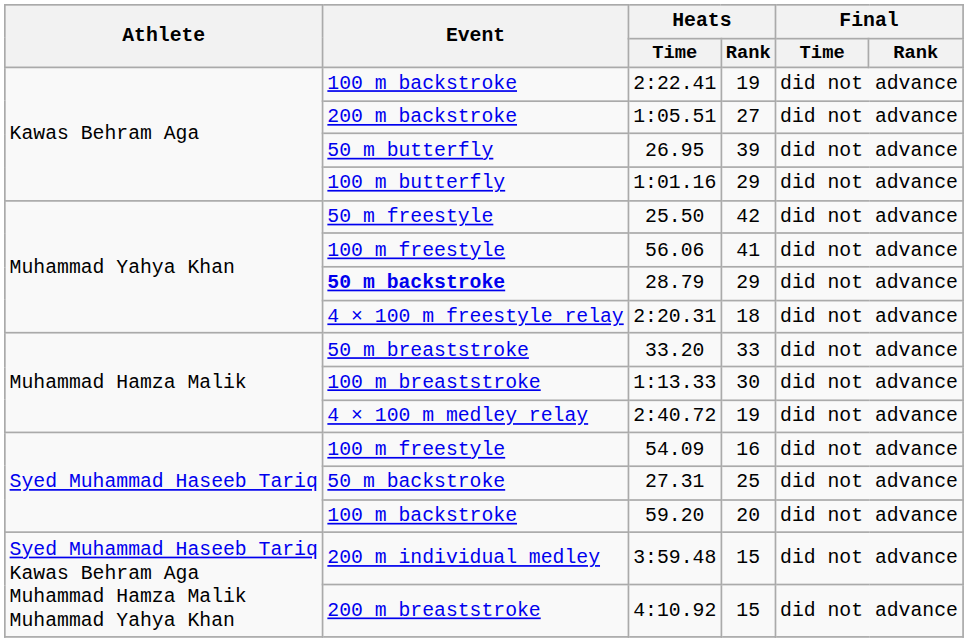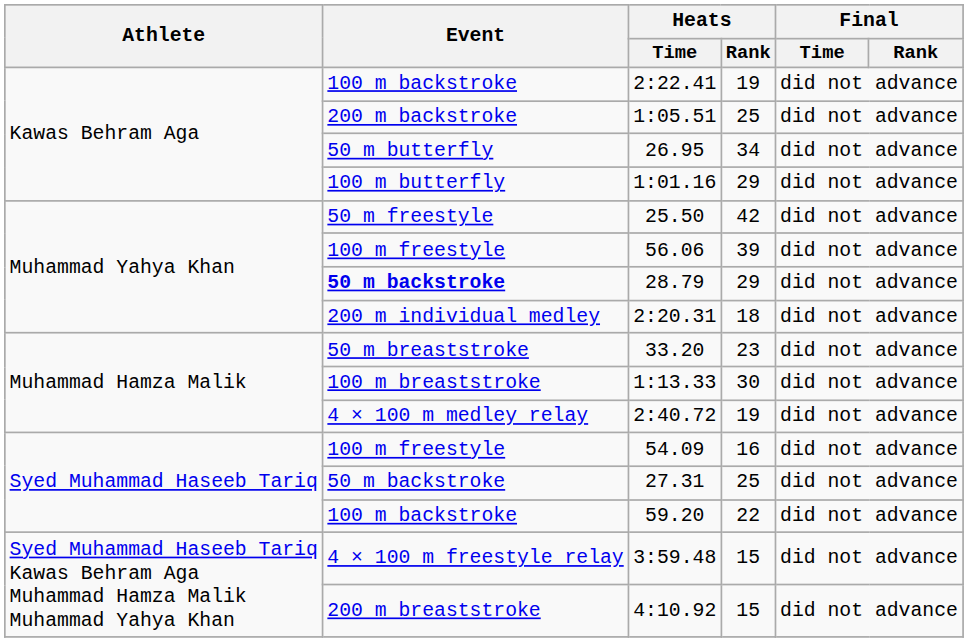(748, 117) 27 -> (748, 117) 25
(748, 150) 39 -> (748, 150) 34
(748, 250) 41 -> (748, 250) 39
(476, 316) 4 × 100 m freestyle relay -> (464, 316) 200 m individual medley
(748, 350) 33 -> (748, 350) 23
(748, 516) 20 -> (748, 516) 22
(464, 558) 200 m individual medley -> (476, 558) 4 × 100 m freestyle relay
